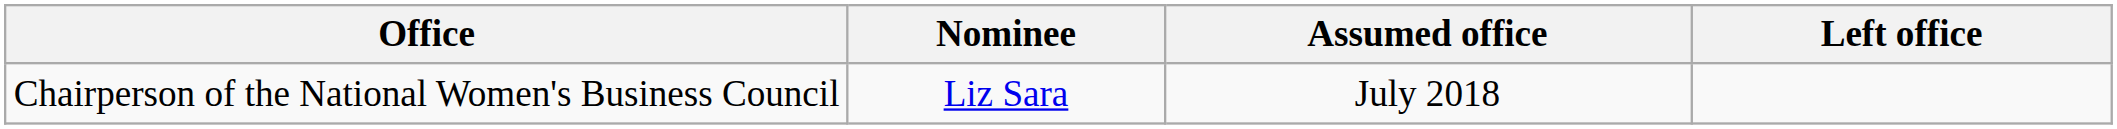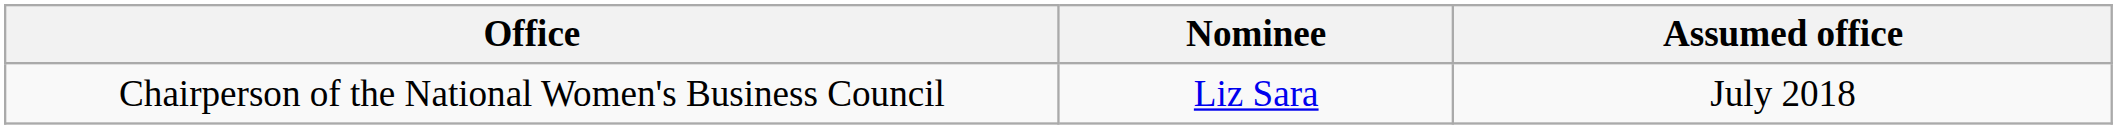- column: (1902, 33)
